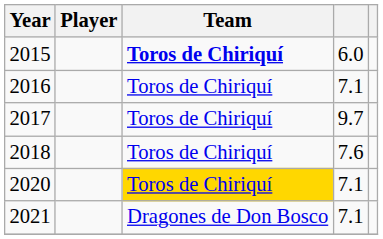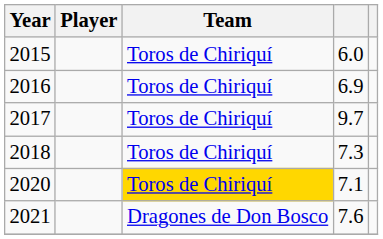(205, 53) bold -> (200, 53) normal
(351, 86) 7.1 -> (351, 86) 6.9
(351, 151) 7.6 -> (351, 151) 7.3
(351, 217) 7.1 -> (351, 217) 7.6
